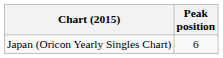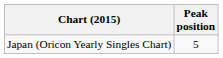(196, 44) 6 -> (196, 44) 5
